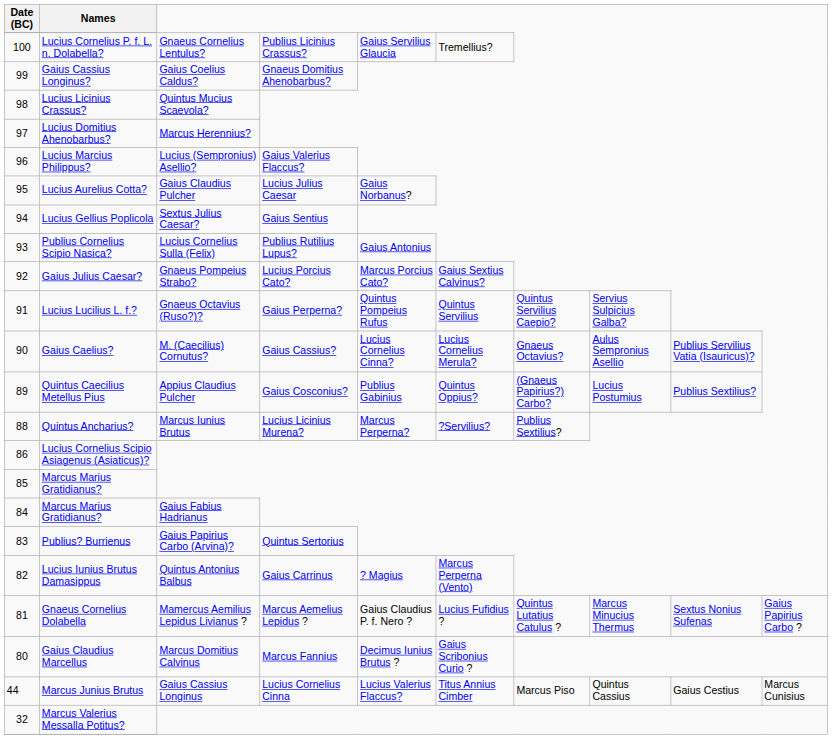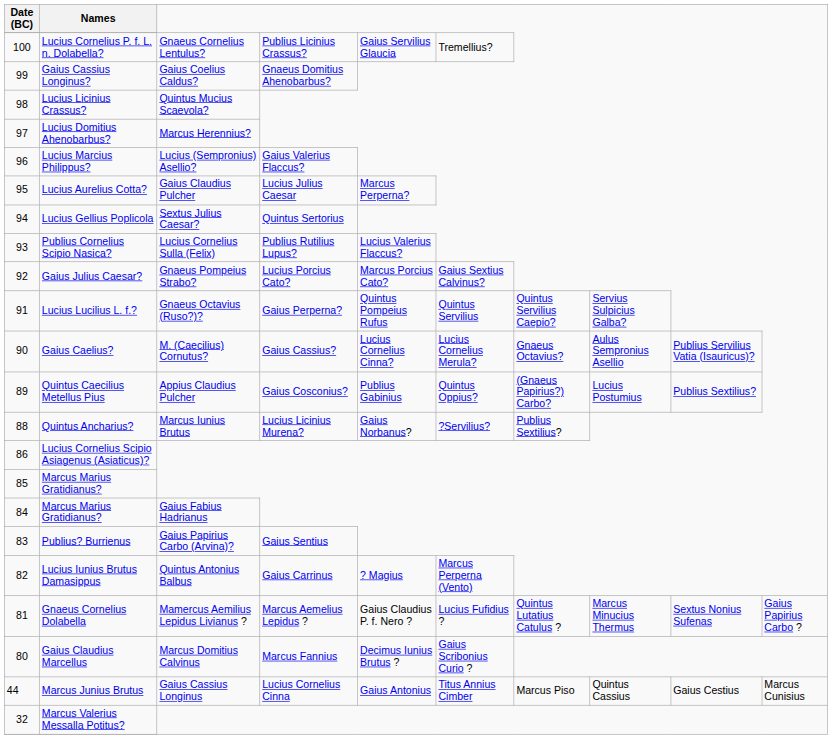(386, 190) Gaius Norbanus? -> (385, 190) Marcus Perperna?
(295, 219) Gaius Sentius -> (303, 219) Quintus Sertorius
(396, 247) Gaius Antonius -> (395, 247) Lucius Valerius Flaccus?
(385, 426) Marcus Perperna? -> (386, 426) Gaius Norbanus?
(303, 541) Quintus Sertorius -> (295, 541) Gaius Sentius
(395, 691) Lucius Valerius Flaccus? -> (396, 691) Gaius Antonius
